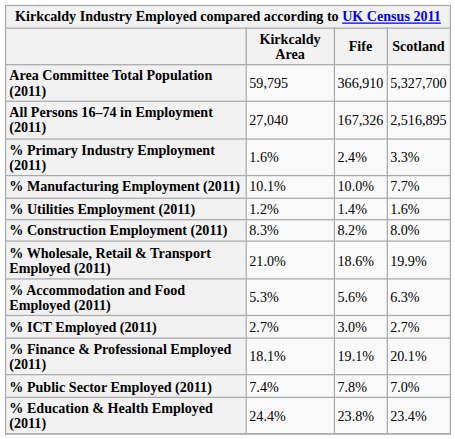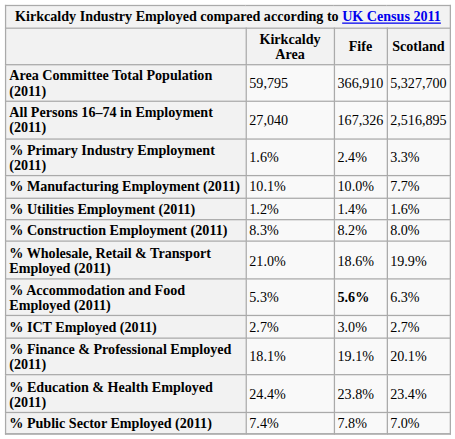(352, 297) normal -> (353, 297) bold
rows swapped: (111, 386) <-> (111, 416)
